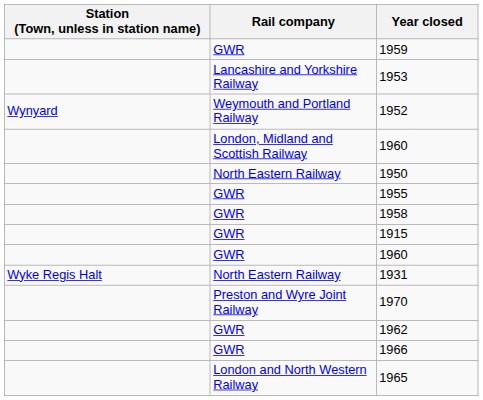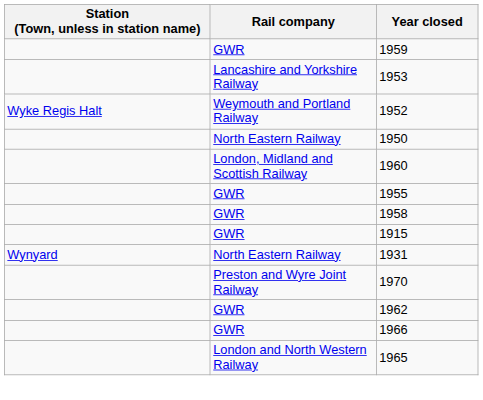(33, 111) Wynyard -> (55, 111) Wyke Regis Halt
rows swapped: (277, 173) <-> (273, 146)
- row: (229, 254)
(55, 275) Wyke Regis Halt -> (33, 254) Wynyard
